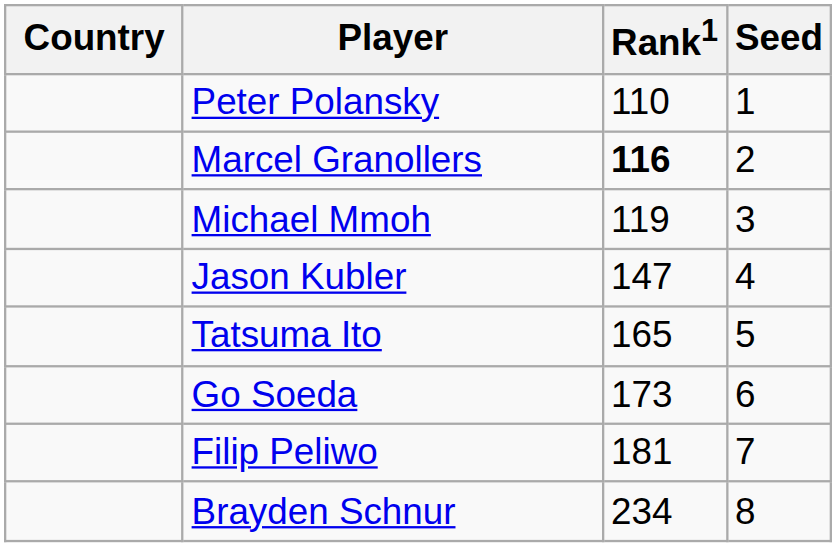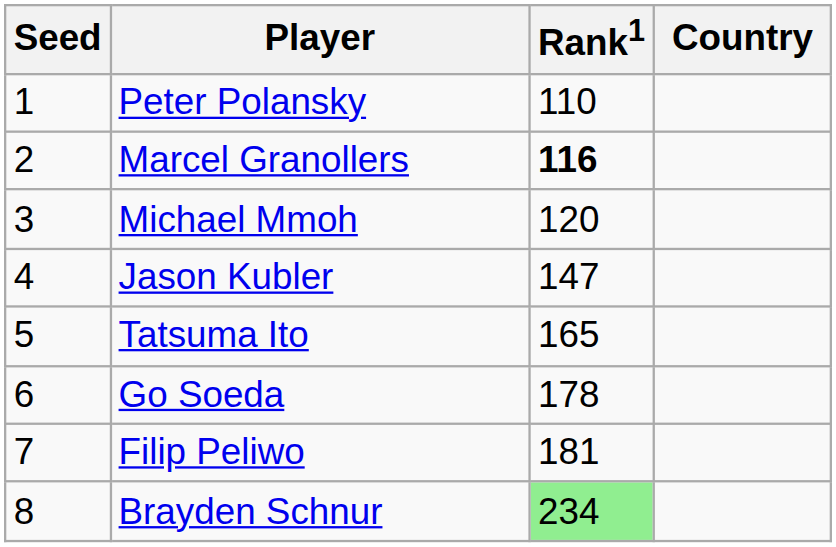columns swapped: (94, 38) <-> (779, 38)
(640, 218) 119 -> (569, 218) 120
(642, 393) 173 -> (569, 393) 178
(642, 510) no background -> (569, 510) lightgreen background
